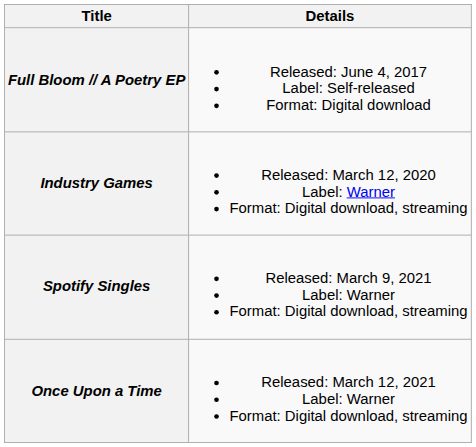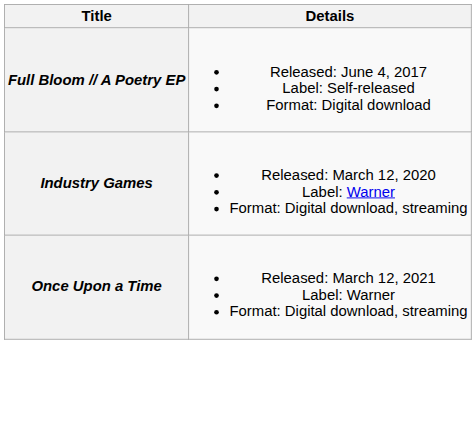- row: (97, 287)
